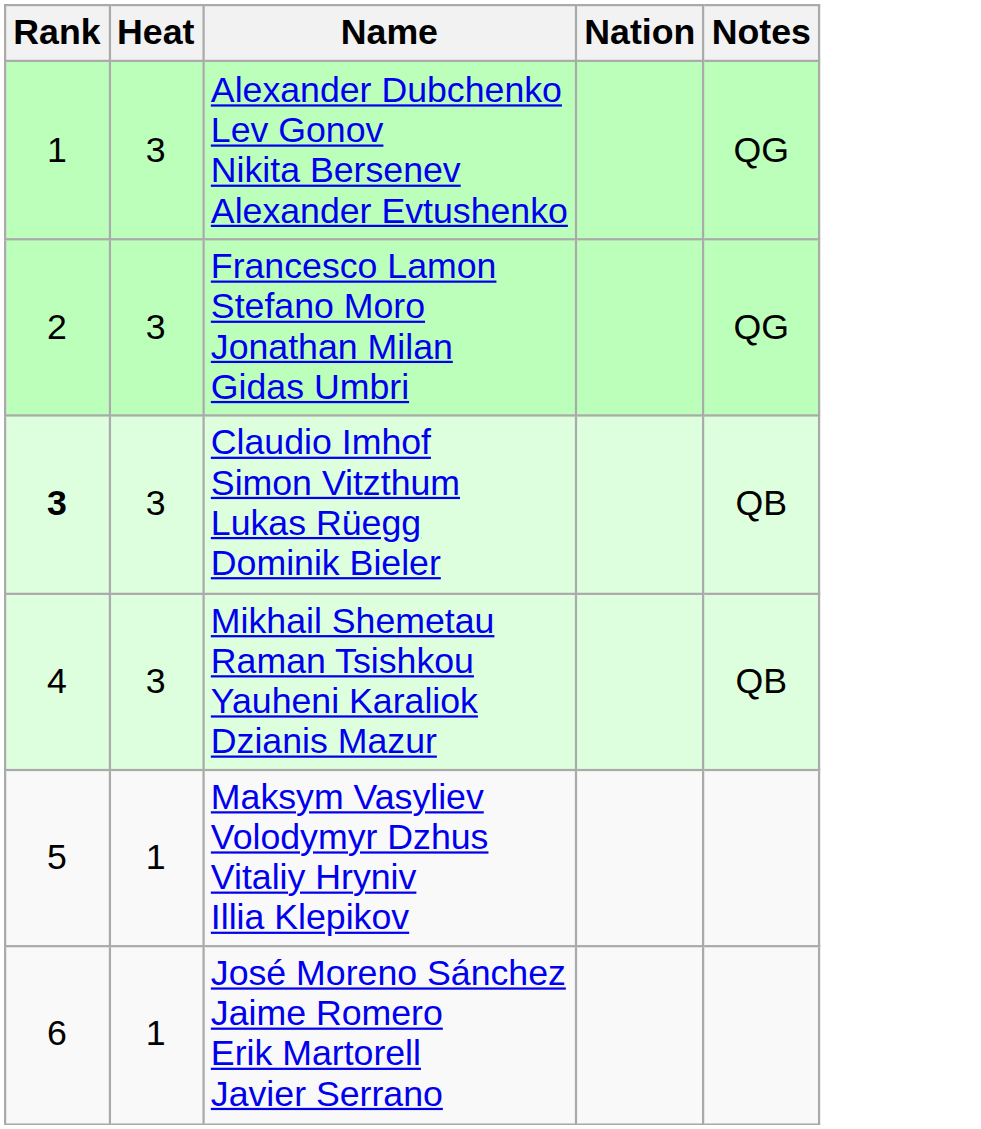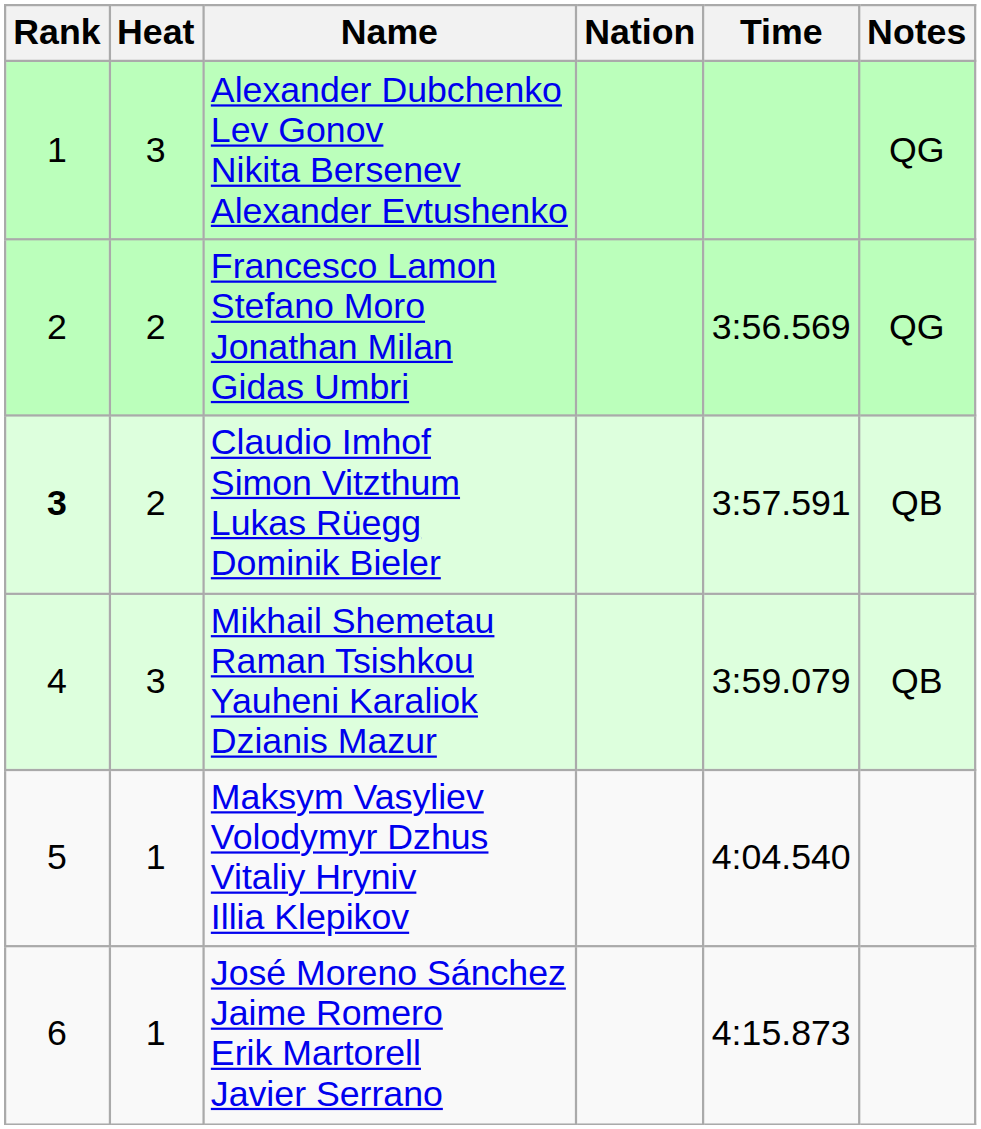+ column: (781, 32)
(156, 326) 3 -> (156, 326) 2
(156, 503) 3 -> (156, 503) 2
